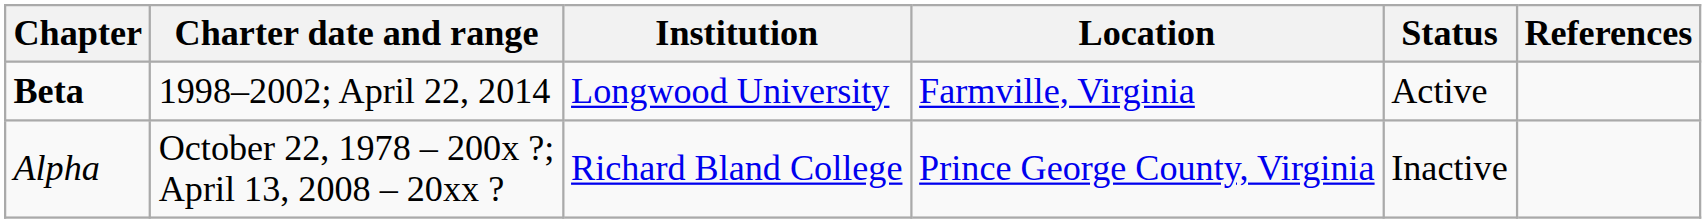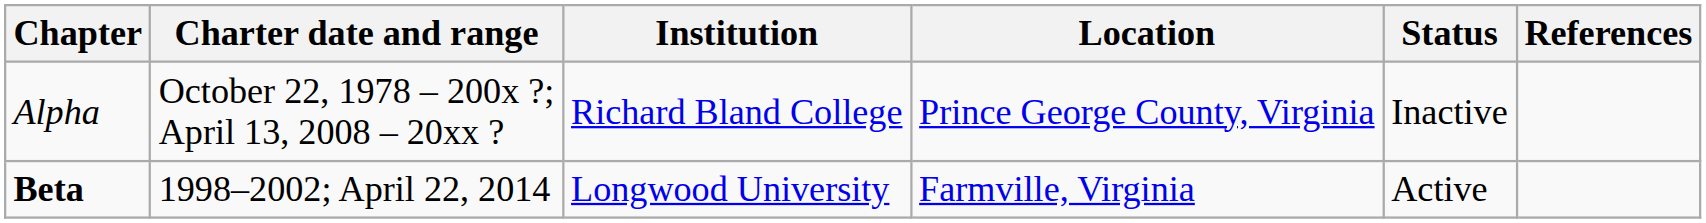rows swapped: (57, 168) <-> (49, 90)
